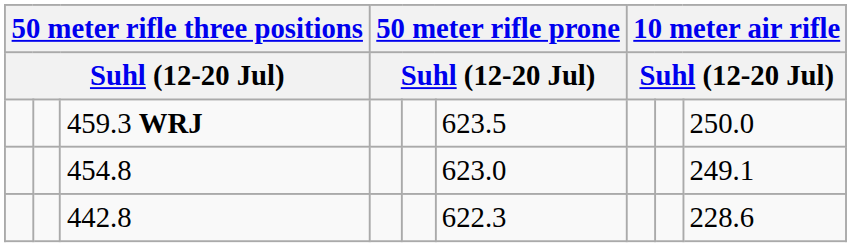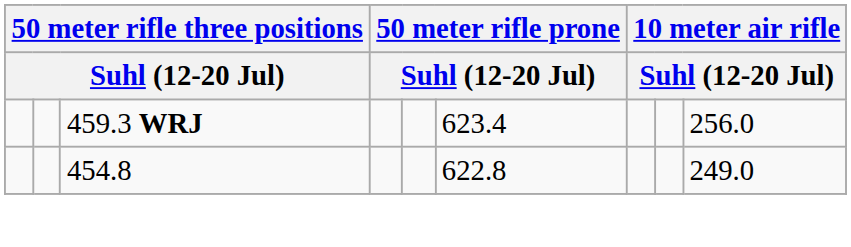(474, 123) 623.5 -> (474, 123) 623.4
(722, 123) 250.0 -> (722, 123) 256.0
(474, 170) 623.0 -> (474, 170) 622.8
(722, 170) 249.1 -> (722, 170) 249.0
- row: (99, 217)
